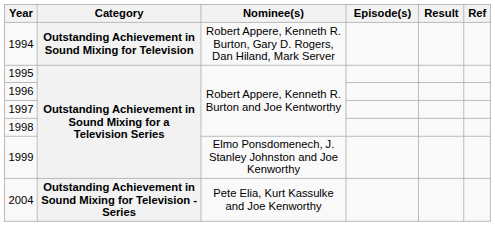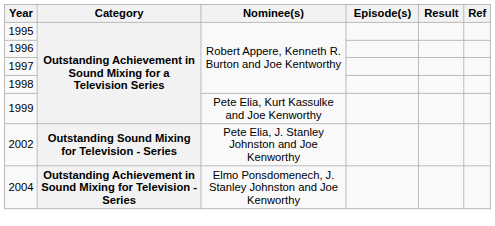- row: (21, 44)
(274, 158) Elmo Ponsdomenech, J. Stanley Johnston and Joe Kenworthy -> (274, 109) Pete Elia, Kurt Kassulke and Joe Kenworthy
+ row: (21, 145)
(274, 200) Pete Elia, Kurt Kassulke and Joe Kenworthy -> (274, 188) Elmo Ponsdomenech, J. Stanley Johnston and Joe Kenworthy
